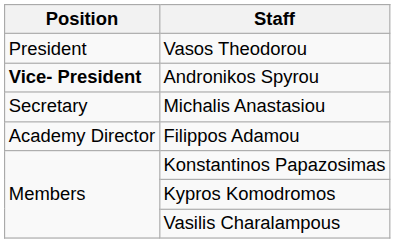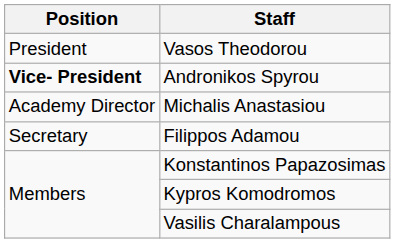(48, 106) Secretary -> (82, 106) Academy Director
(82, 135) Academy Director -> (48, 135) Secretary
